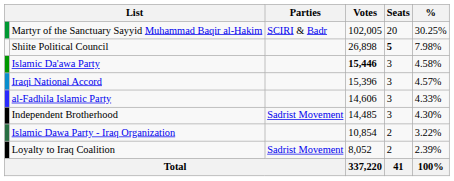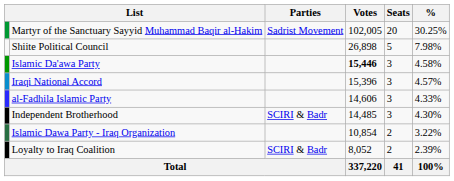(297, 30) SCIRI & Badr -> (305, 30) Sadrist Movement
(389, 47) bold -> (389, 47) normal
(305, 116) Sadrist Movement -> (297, 116) SCIRI & Badr
(305, 150) Sadrist Movement -> (297, 150) SCIRI & Badr
